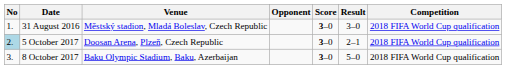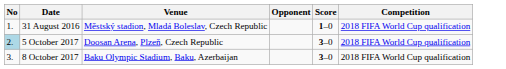- column: (353, 11)
(326, 26) 3–0 -> (326, 26) 1–0
